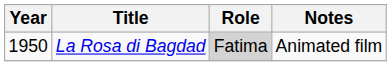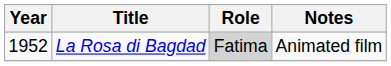(28, 46) 1950 -> (28, 46) 1952
